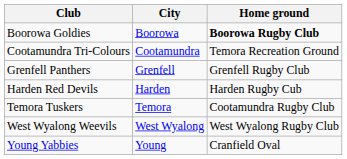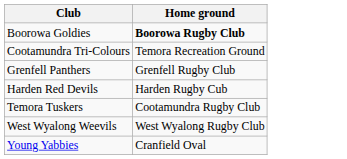- column: (170, 13)
